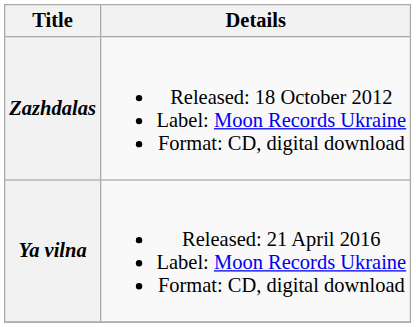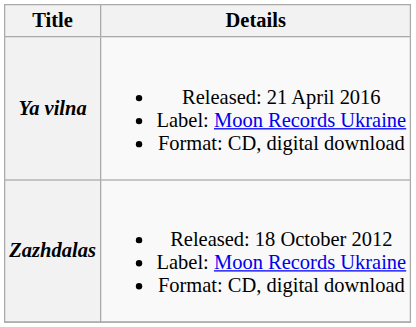rows swapped: (53, 108) <-> (53, 250)
